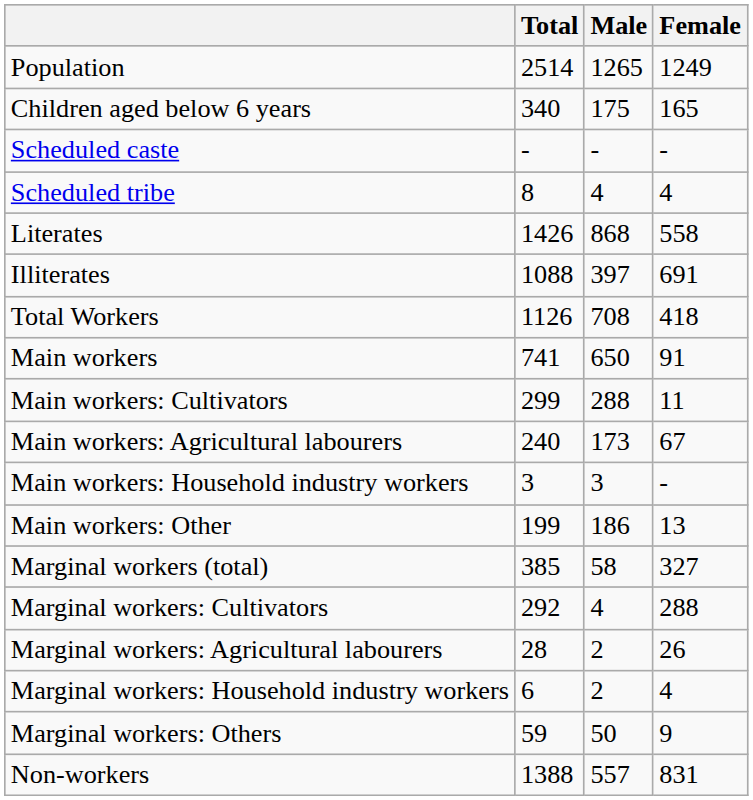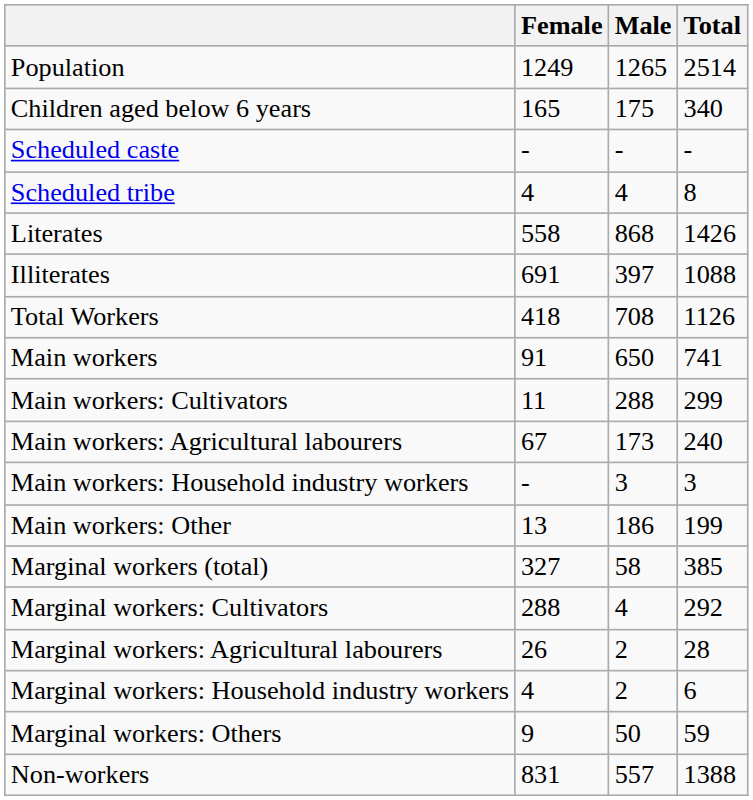columns swapped: (550, 25) <-> (700, 25)
